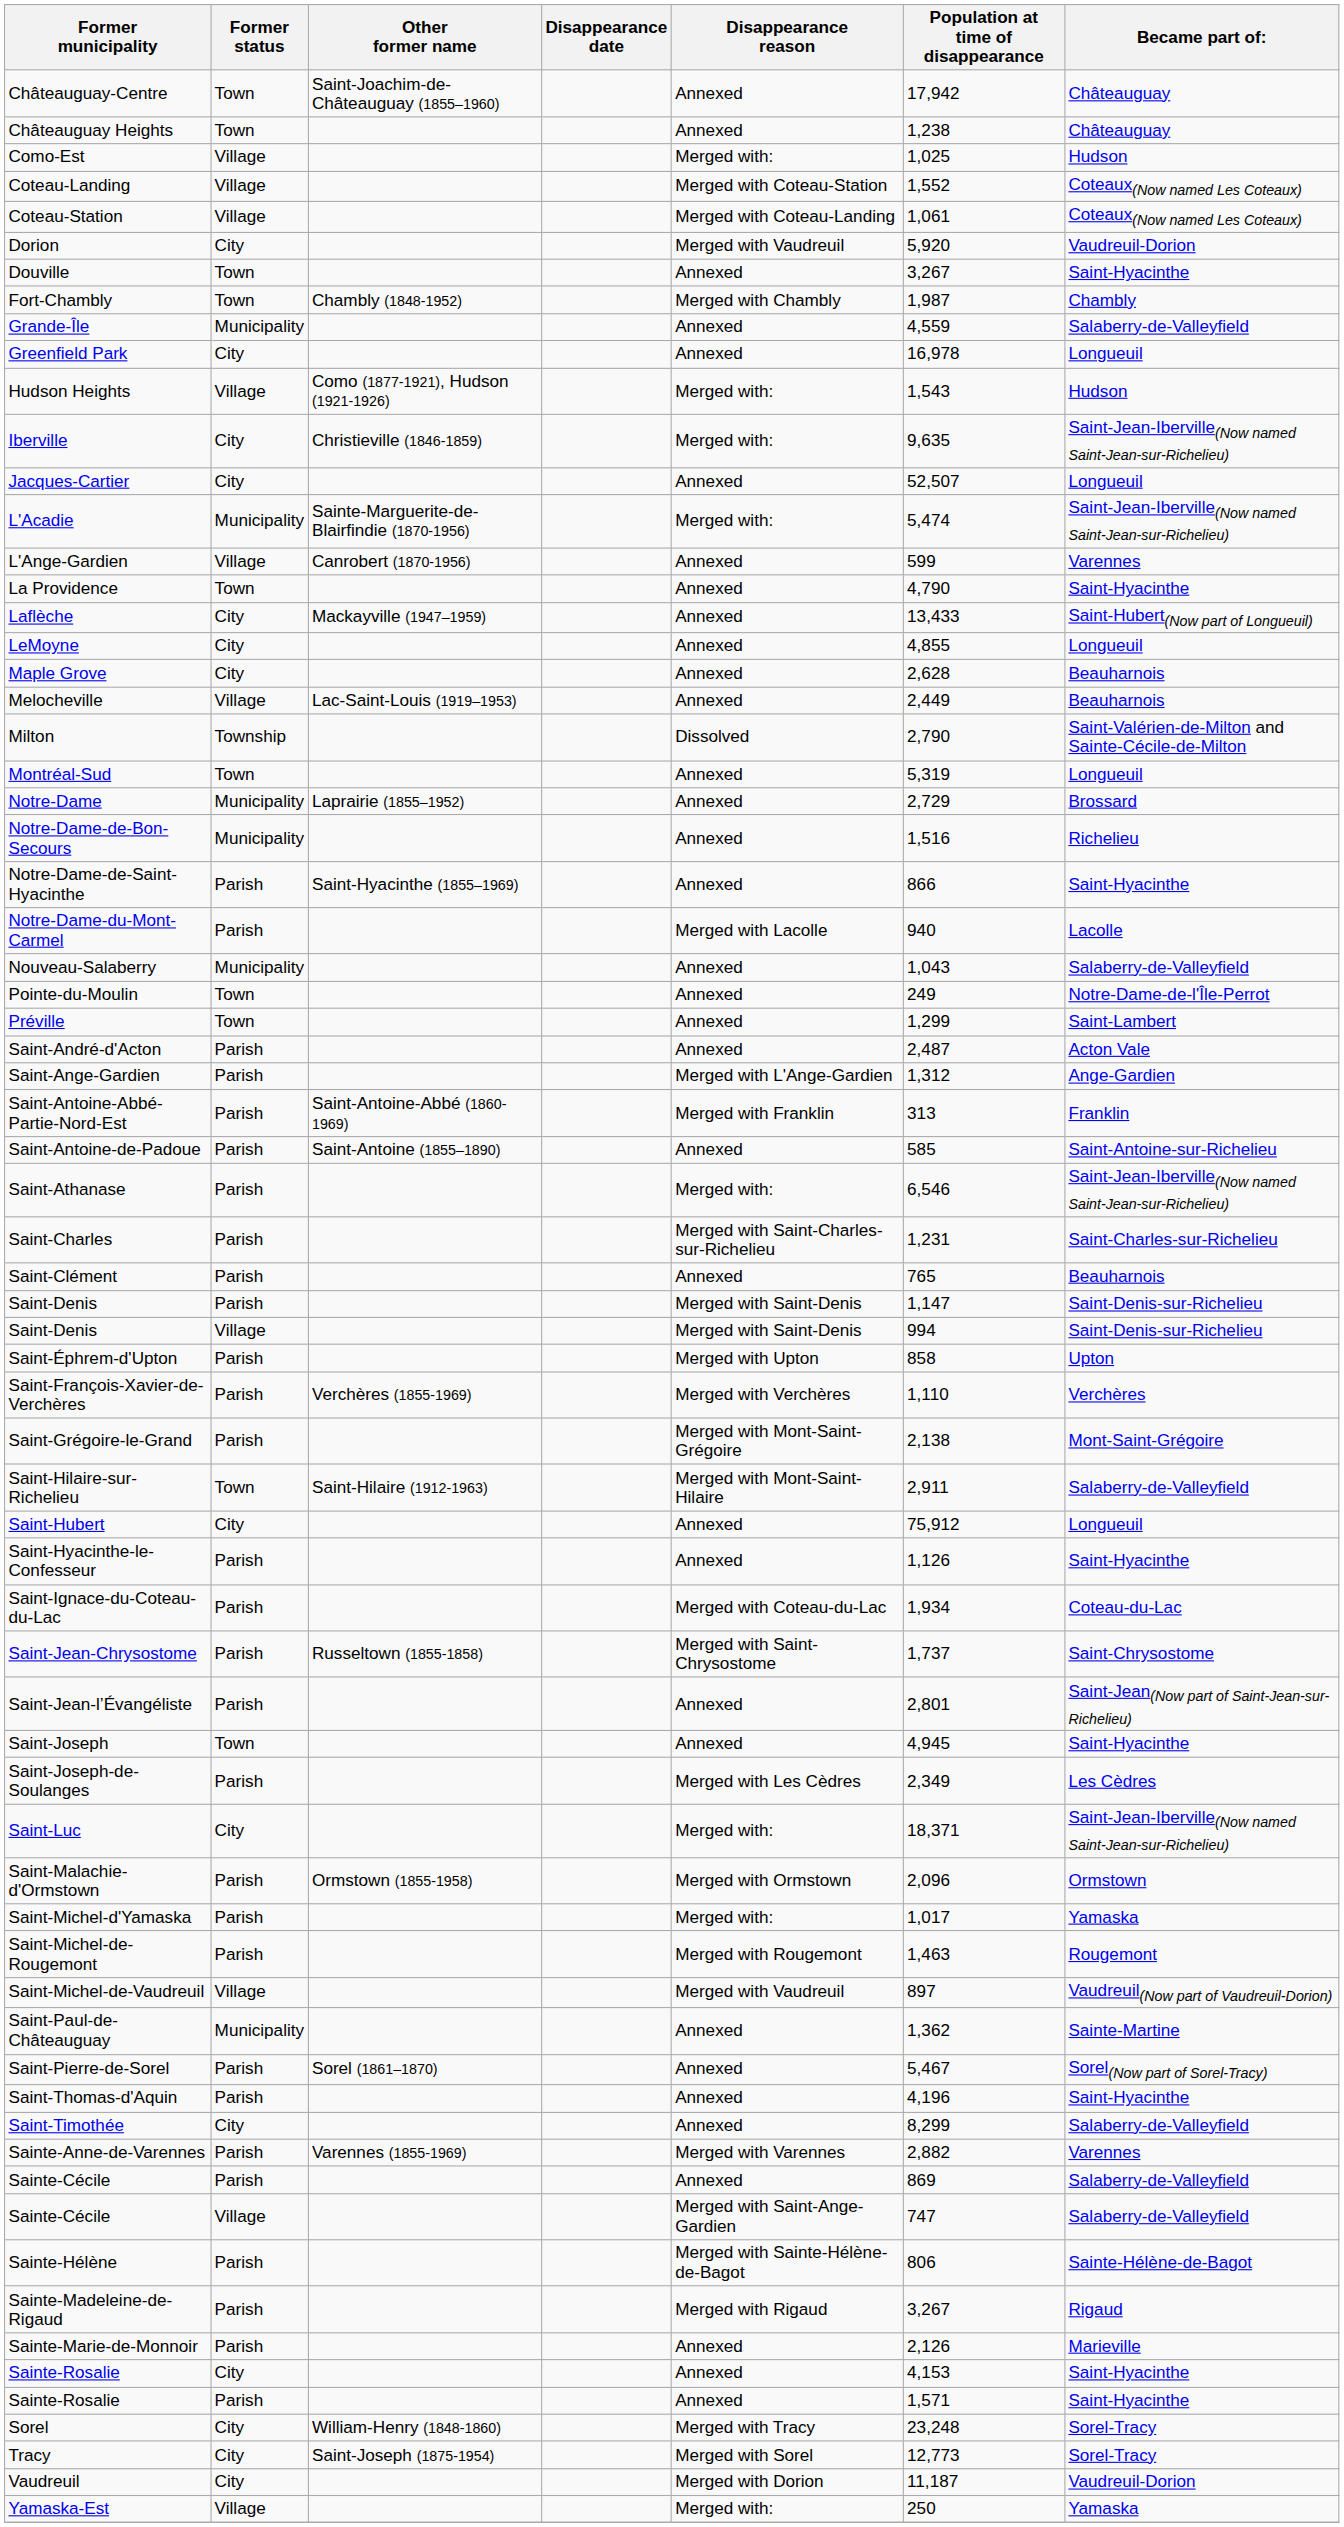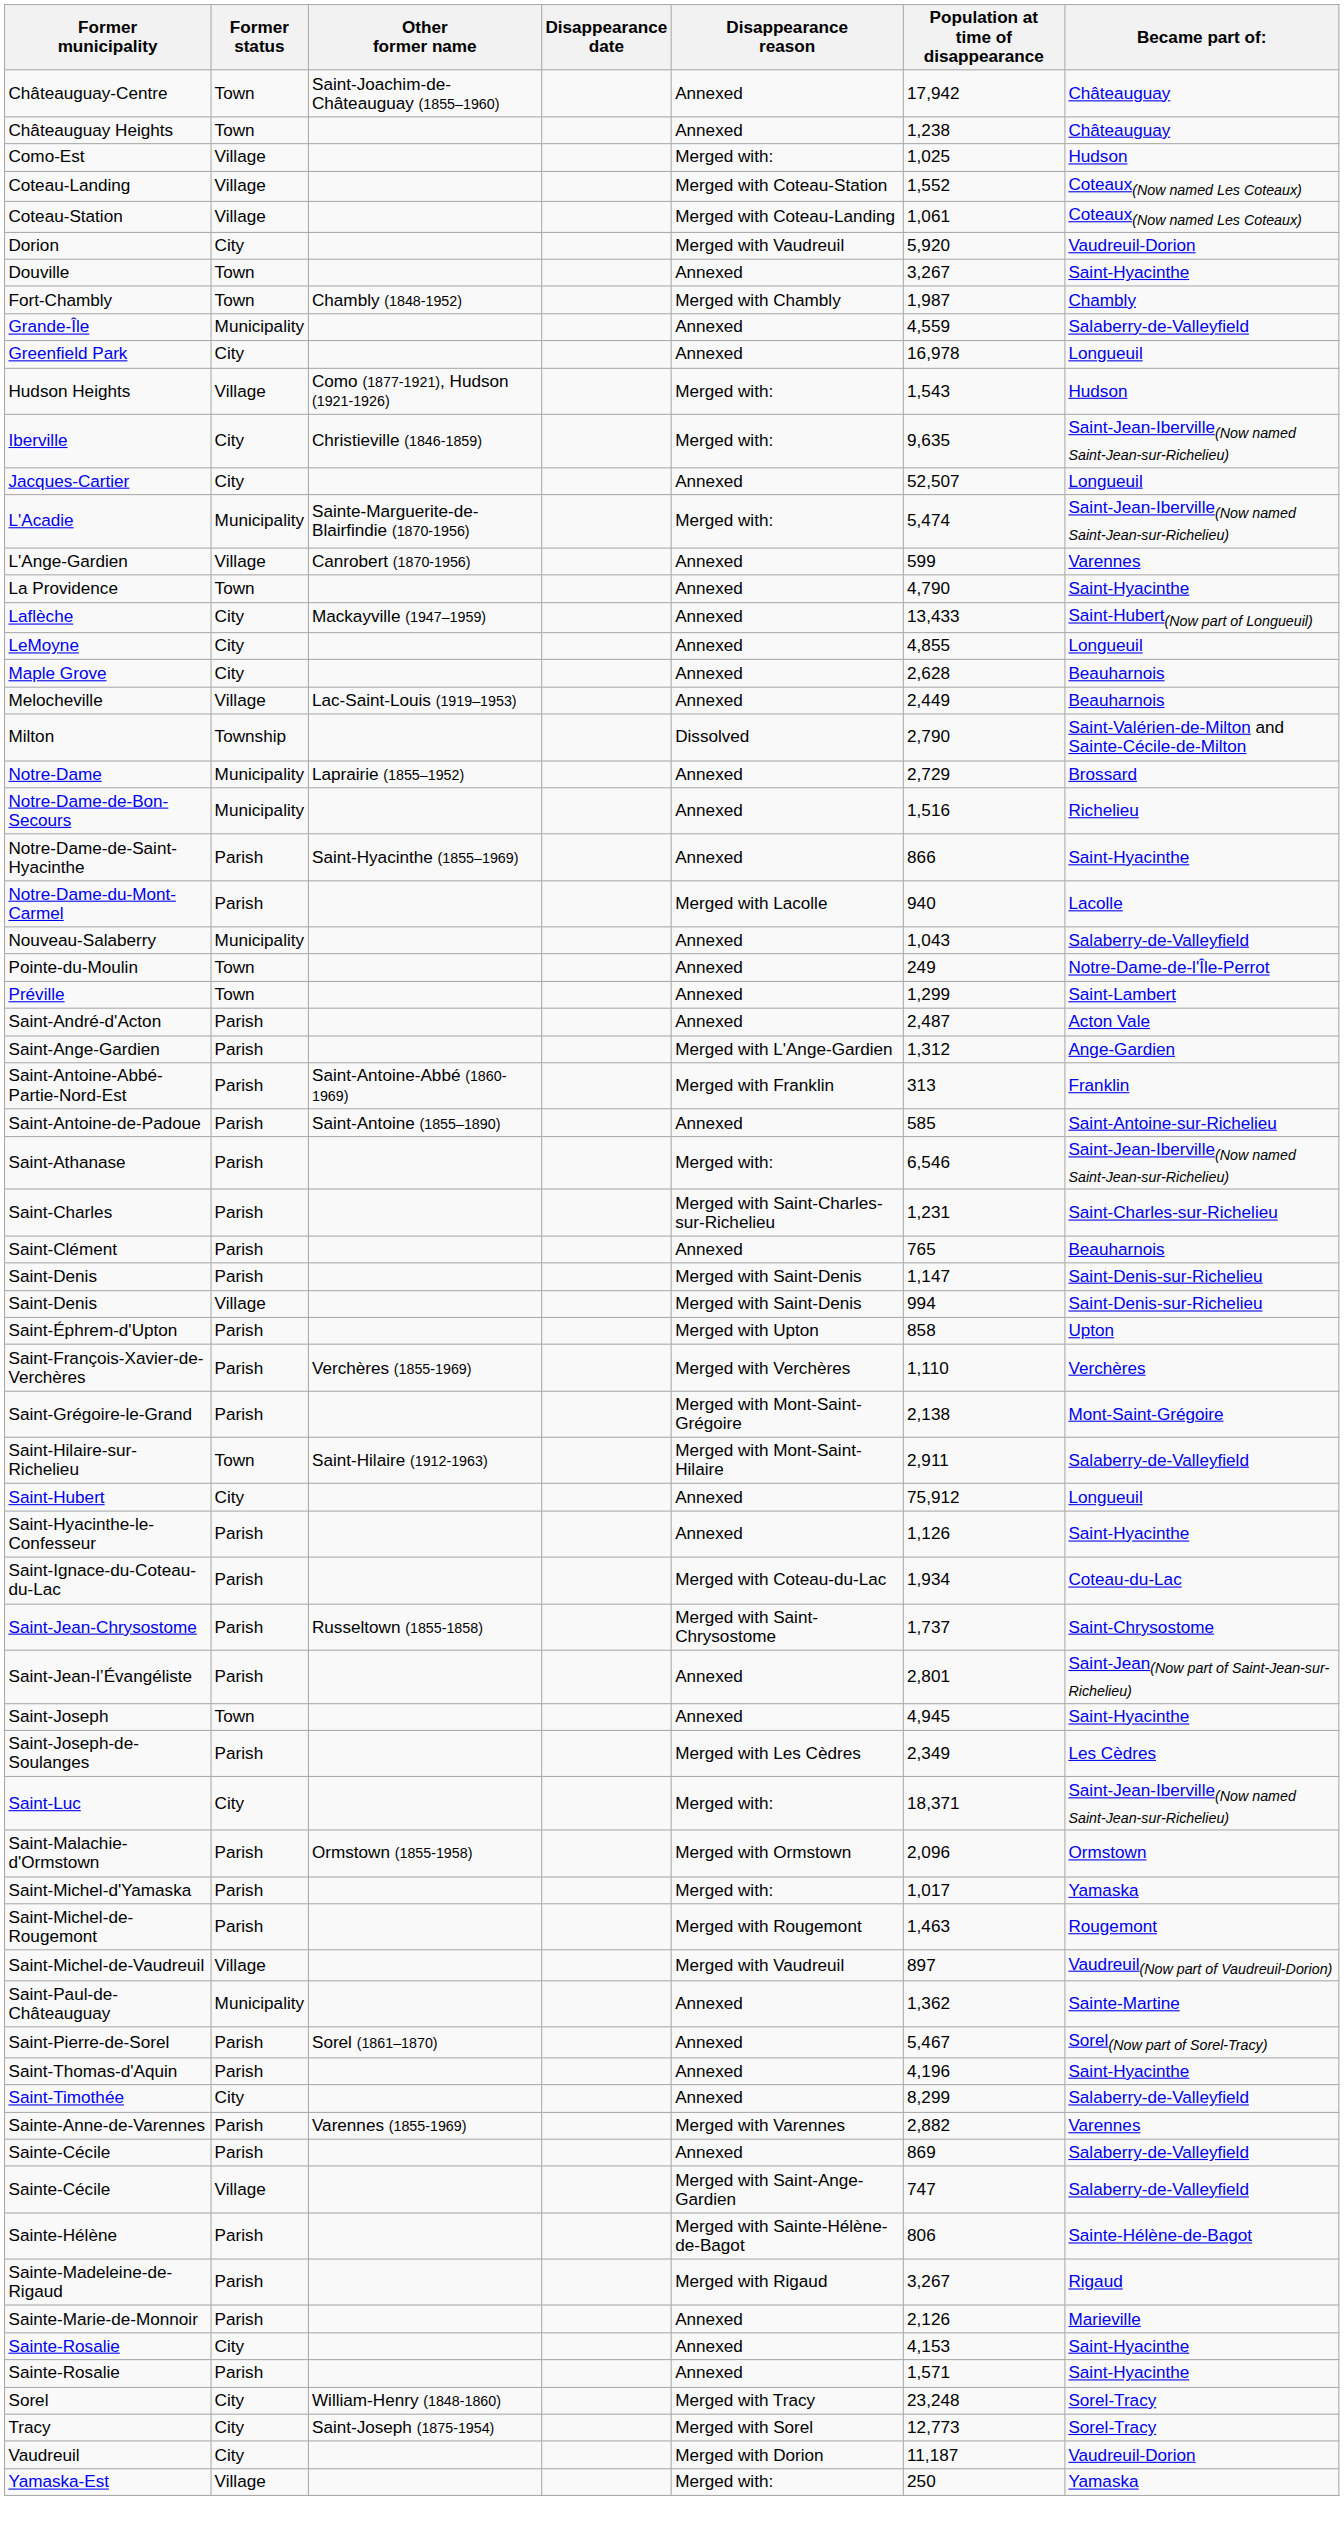- row: (60, 774)
